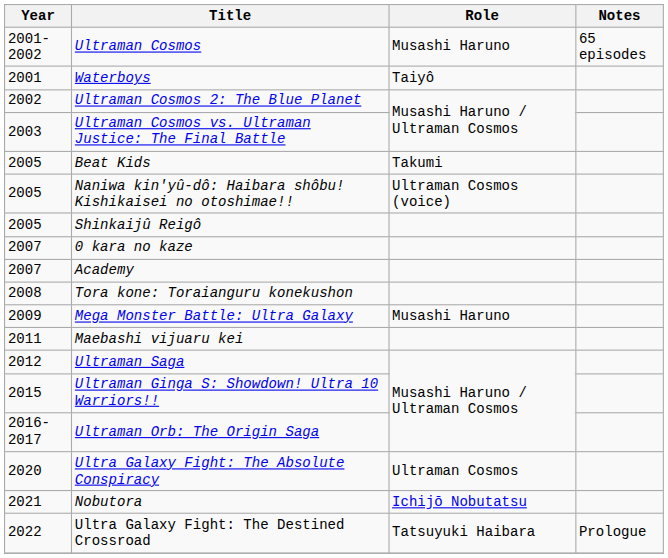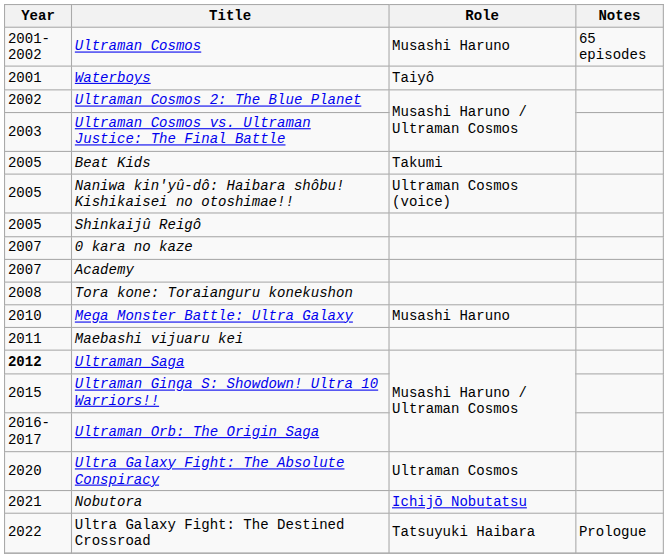(25, 316) 2009 -> (25, 316) 2010
(25, 362) normal -> (25, 362) bold
